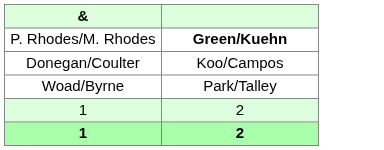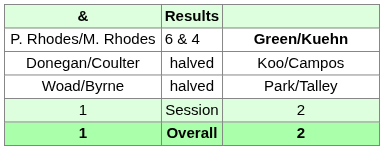+ column: (192, 16)
